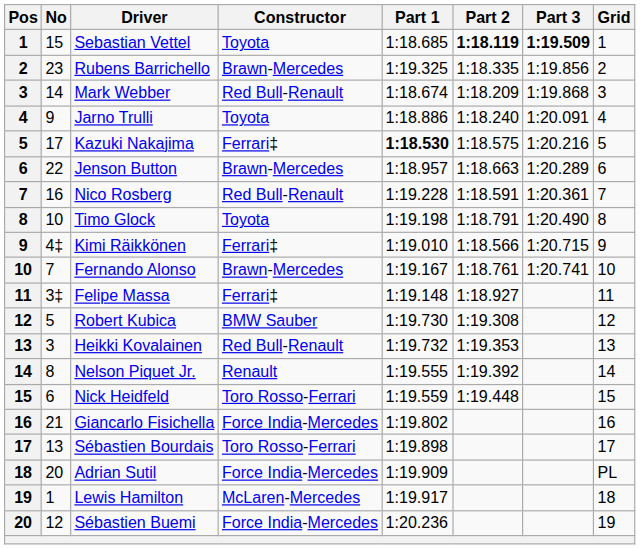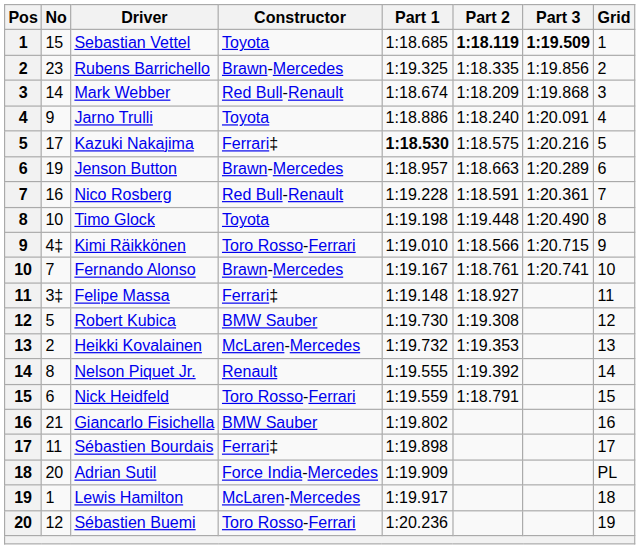(54, 169) 22 -> (54, 169) 19
(488, 219) 1:18.791 -> (488, 219) 1:19.448
(250, 244) Ferrari‡ -> (289, 244) Toro Rosso-Ferrari
(50, 346) 3 -> (50, 346) 2
(283, 346) Red Bull-Renault -> (291, 346) McLaren-Mercedes
(488, 396) 1:19.448 -> (488, 396) 1:18.791
(300, 422) Force India-Mercedes -> (270, 422) BMW Sauber
(54, 447) 13 -> (54, 447) 11
(289, 447) Toro Rosso-Ferrari -> (250, 447) Ferrari‡
(300, 523) Force India-Mercedes -> (289, 523) Toro Rosso-Ferrari
